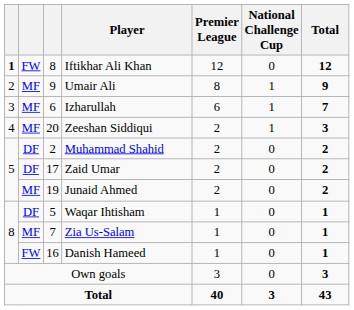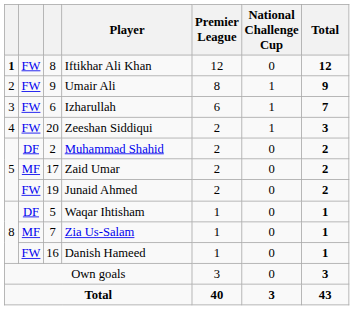(31, 86) MF -> (31, 86) FW
(31, 107) MF -> (31, 107) FW
(31, 128) MF -> (31, 128) FW
(31, 169) DF -> (31, 169) MF
(31, 190) MF -> (31, 190) FW
